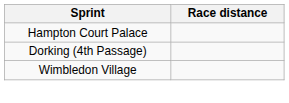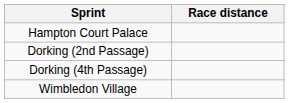+ row: (88, 51)
